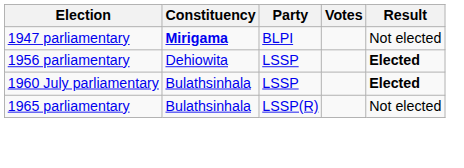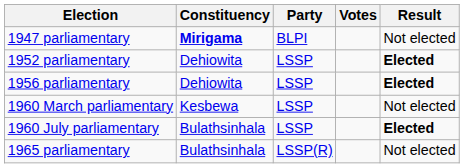+ row: (69, 60)
+ row: (90, 106)
